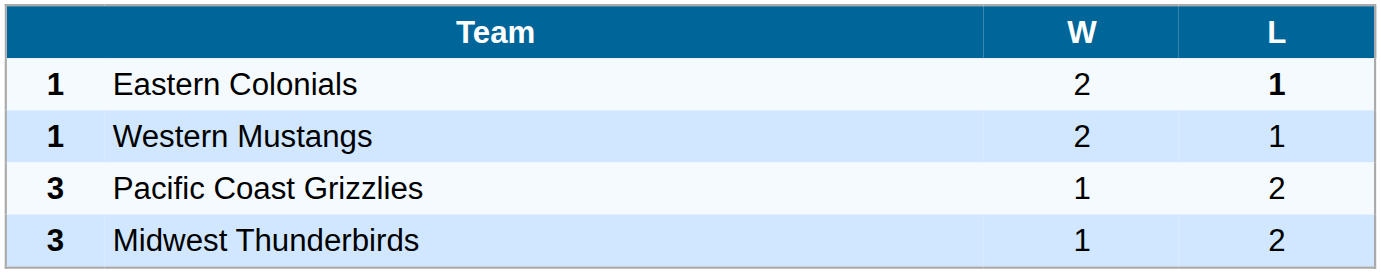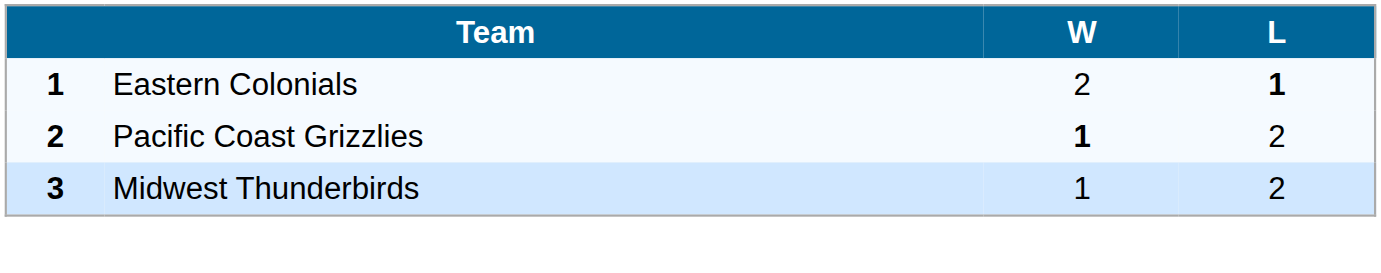- row: (243, 136)
(55, 188) 3 -> (55, 136) 2
(1082, 188) normal -> (1082, 136) bold
